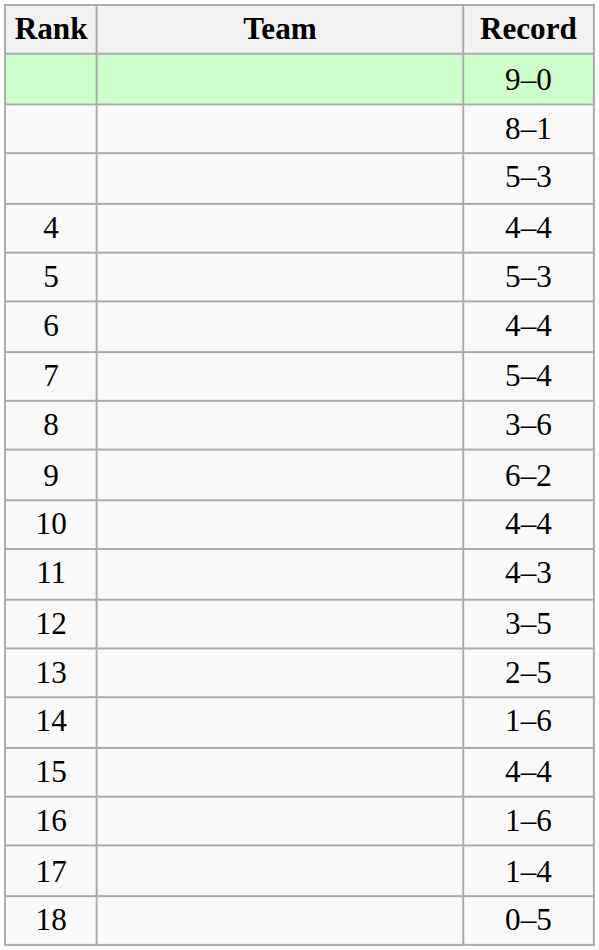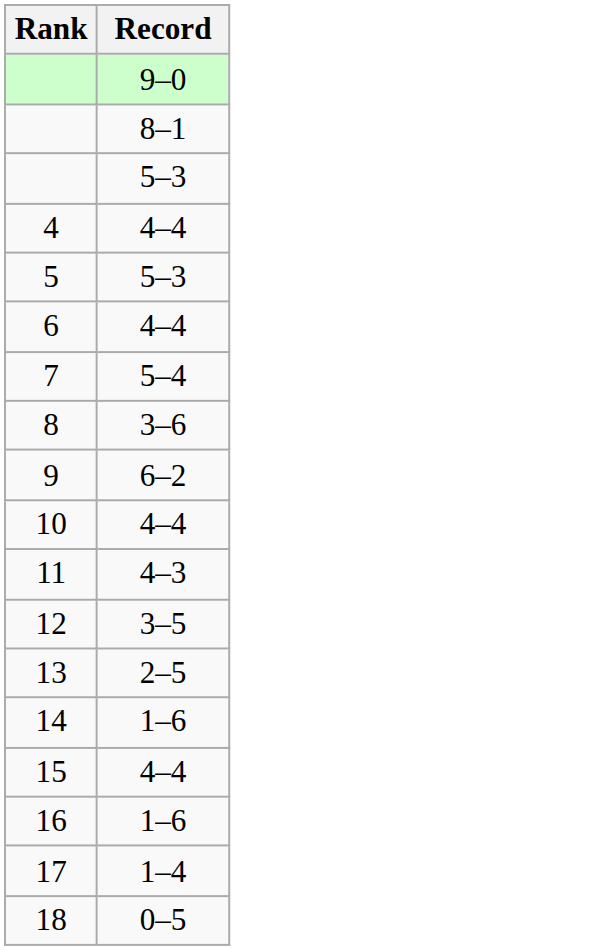- column: (280, 29)
